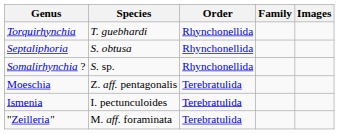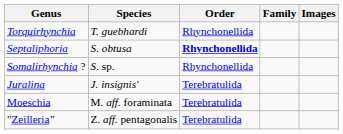(218, 48) normal -> (220, 48) bold
+ row: (26, 84)
(134, 84) Z. aff. pentagonalis -> (131, 102) M. aff. foraminata
- row: (25, 102)
(131, 119) M. aff. foraminata -> (134, 119) Z. aff. pentagonalis
